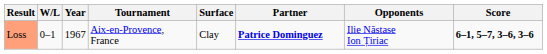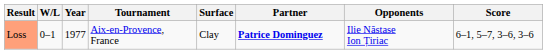(75, 35) 1967 -> (75, 35) 1977
(495, 35) bold -> (495, 35) normal
